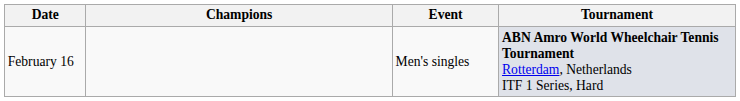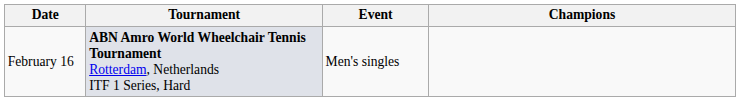columns swapped: (617, 15) <-> (239, 15)
